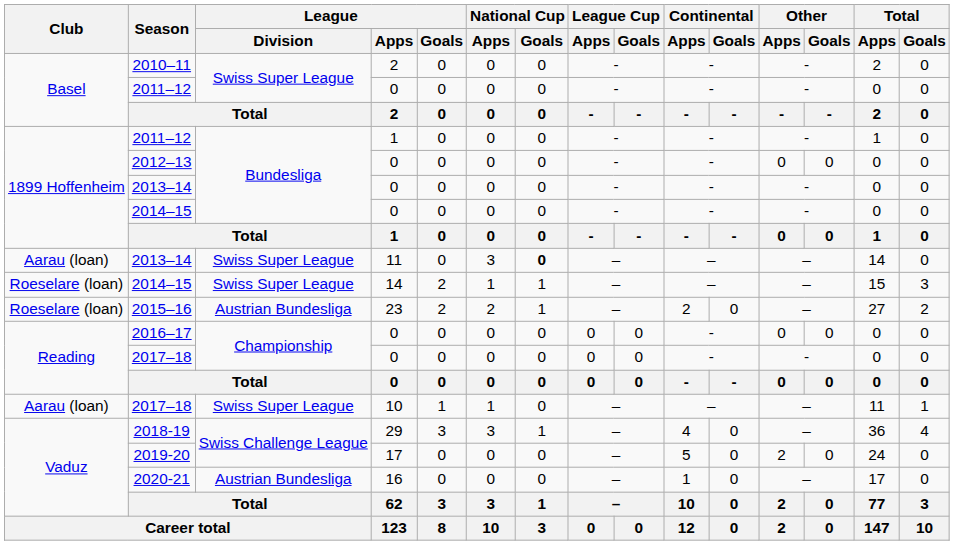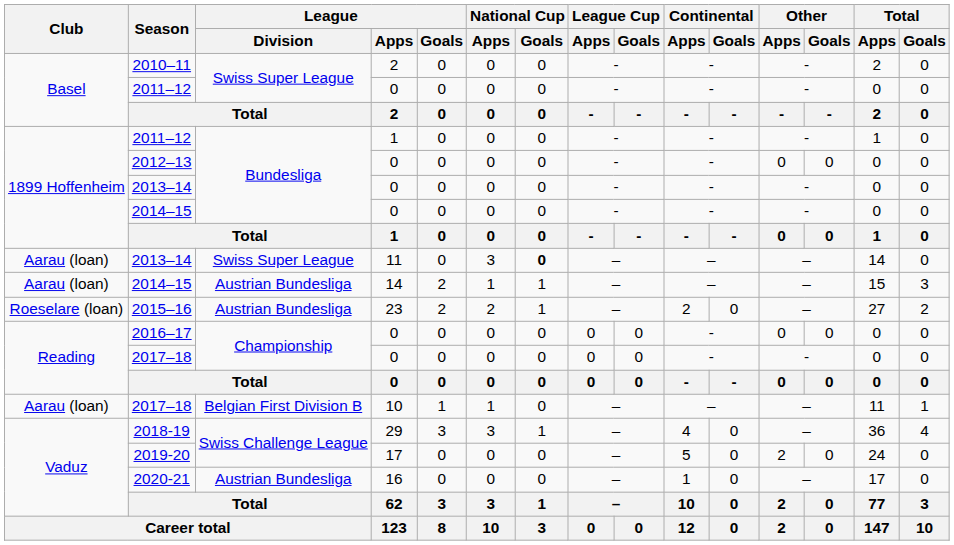(66, 284) Roeselare (loan) -> (66, 284) Aarau (loan)
(283, 284) Swiss Super League -> (283, 284) Austrian Bundesliga
(283, 406) Swiss Super League -> (283, 406) Belgian First Division B
